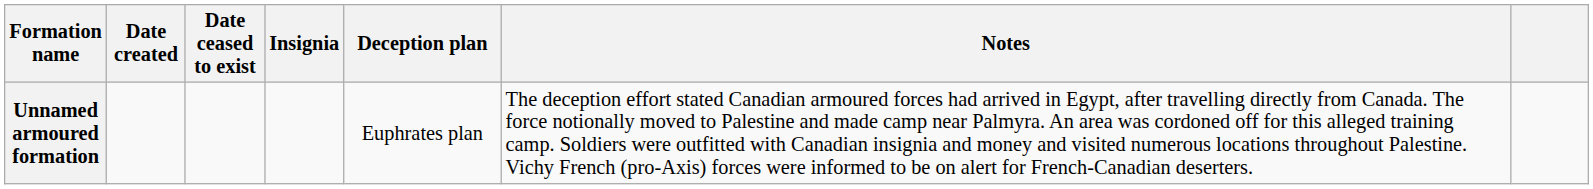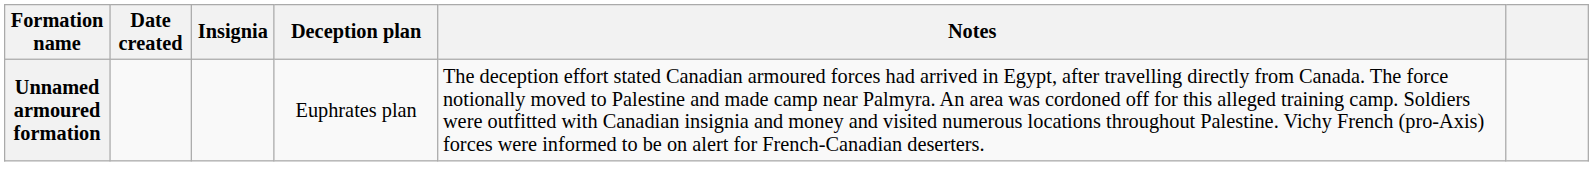- column: (225, 43)
